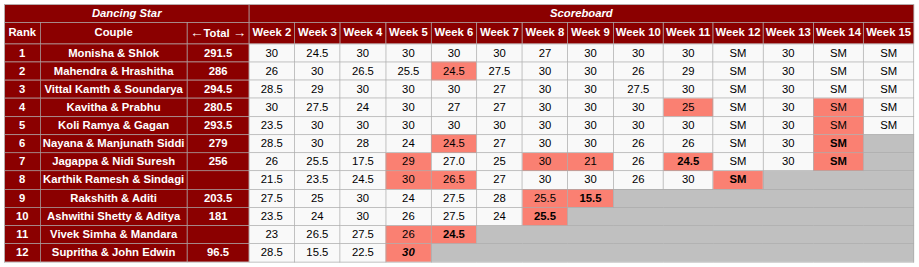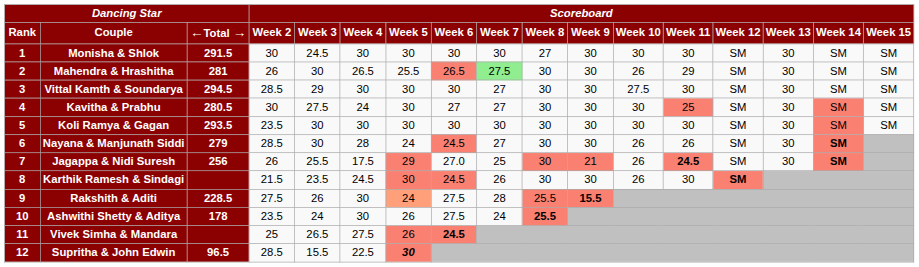(218, 71) 286 -> (218, 71) 281
(454, 71) 24.5 -> (454, 71) 26.5
(499, 71) no background -> (499, 71) lightgreen background
(454, 180) 26.5 -> (454, 180) 24.5
(499, 180) 27 -> (499, 180) 26
(218, 198) 203.5 -> (218, 198) 228.5
(317, 198) 25 -> (317, 198) 26
(408, 198) no background -> (408, 198) lightsalmon background
(218, 216) 181 -> (218, 216) 178
(272, 234) 23 -> (272, 234) 25
